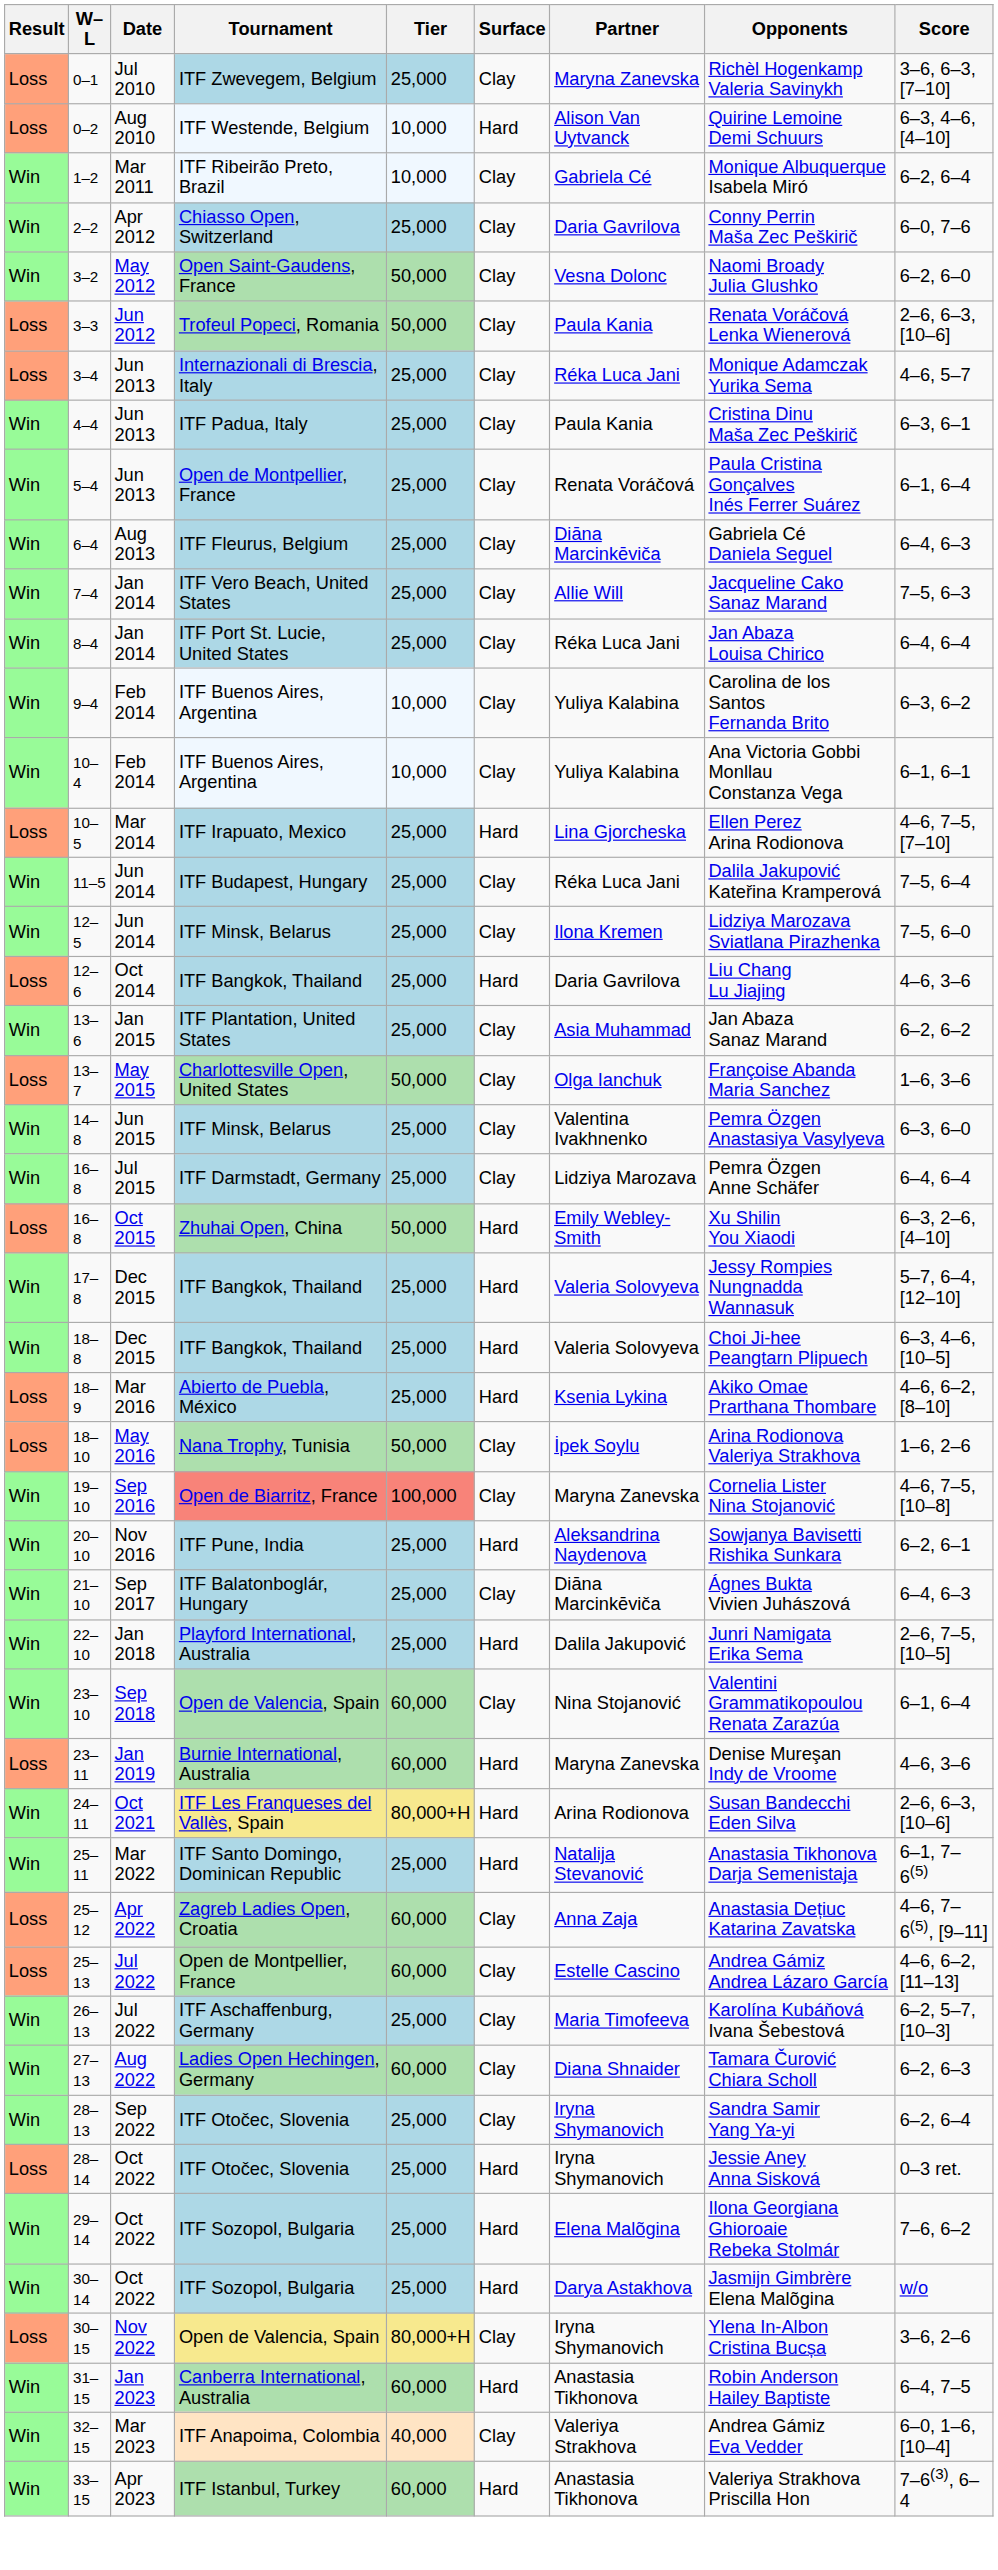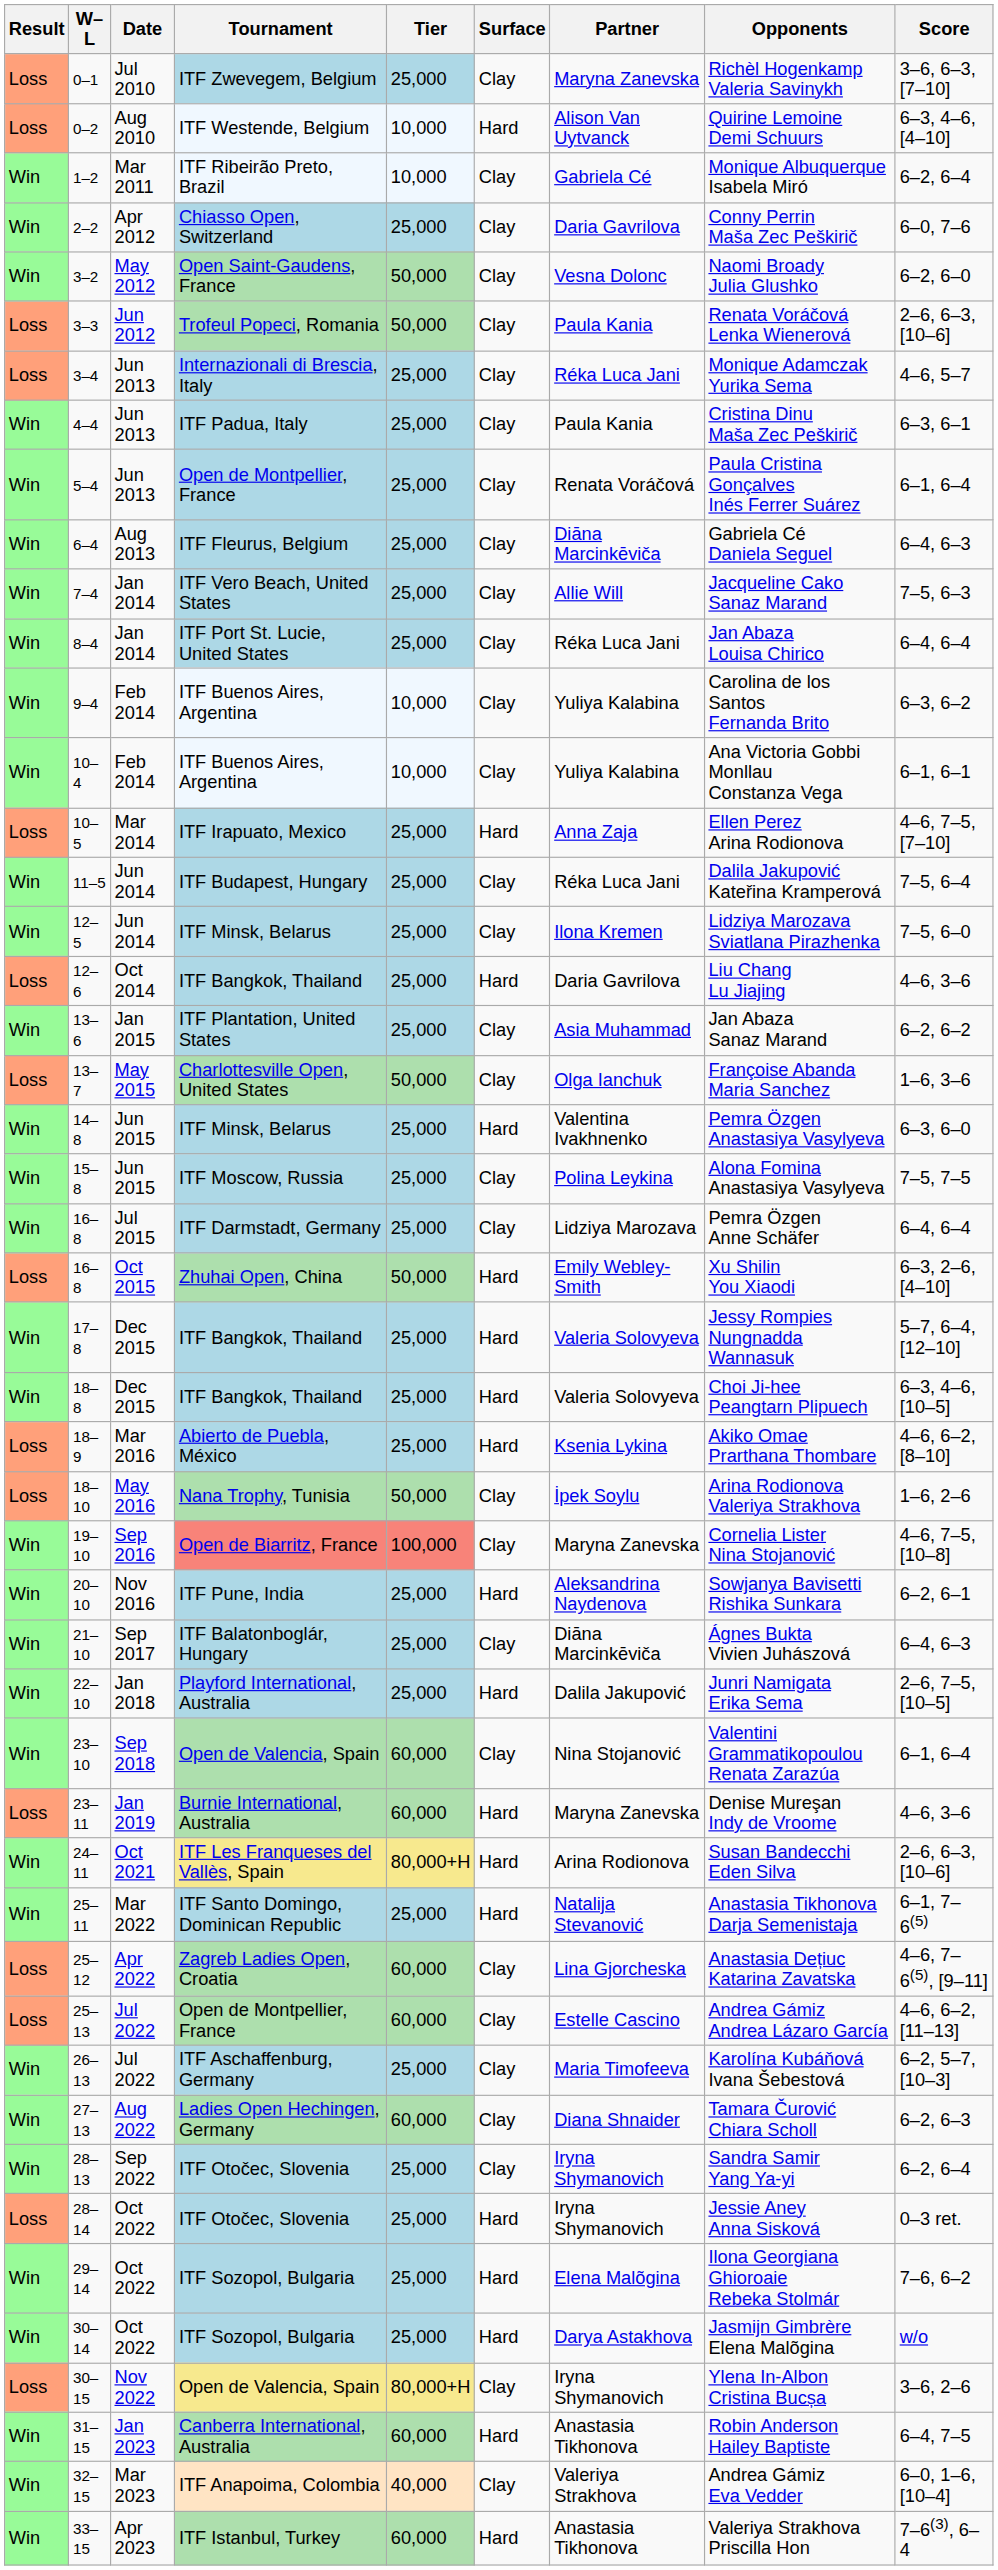(620, 832) Lina Gjorcheska -> (596, 832) Anna Zaja
(497, 1129) Clay -> (499, 1129) Hard
+ row: (86, 1179)
(596, 1919) Anna Zaja -> (620, 1968) Lina Gjorcheska
